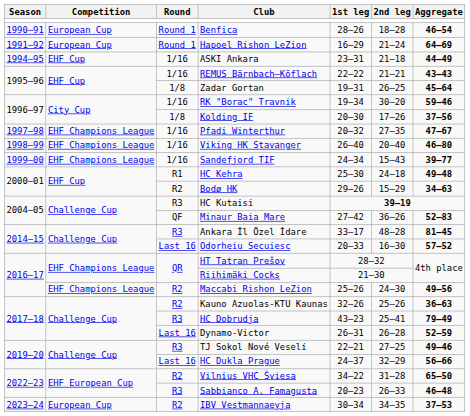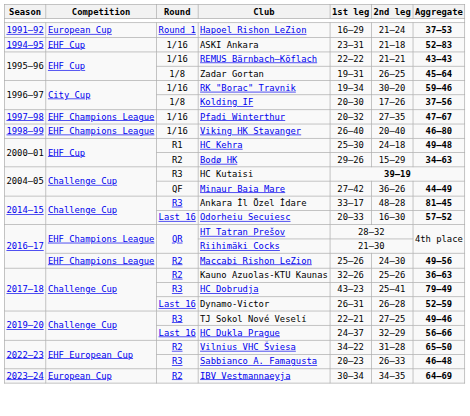- row: (219, 30)
(439, 45) 64–69 -> (439, 30) 37–53
(439, 59) 44–49 -> (439, 45) 52–83
- row: (237, 160)
(439, 217) 52–83 -> (439, 189) 44–49
(439, 405) 37–53 -> (439, 376) 64–69
